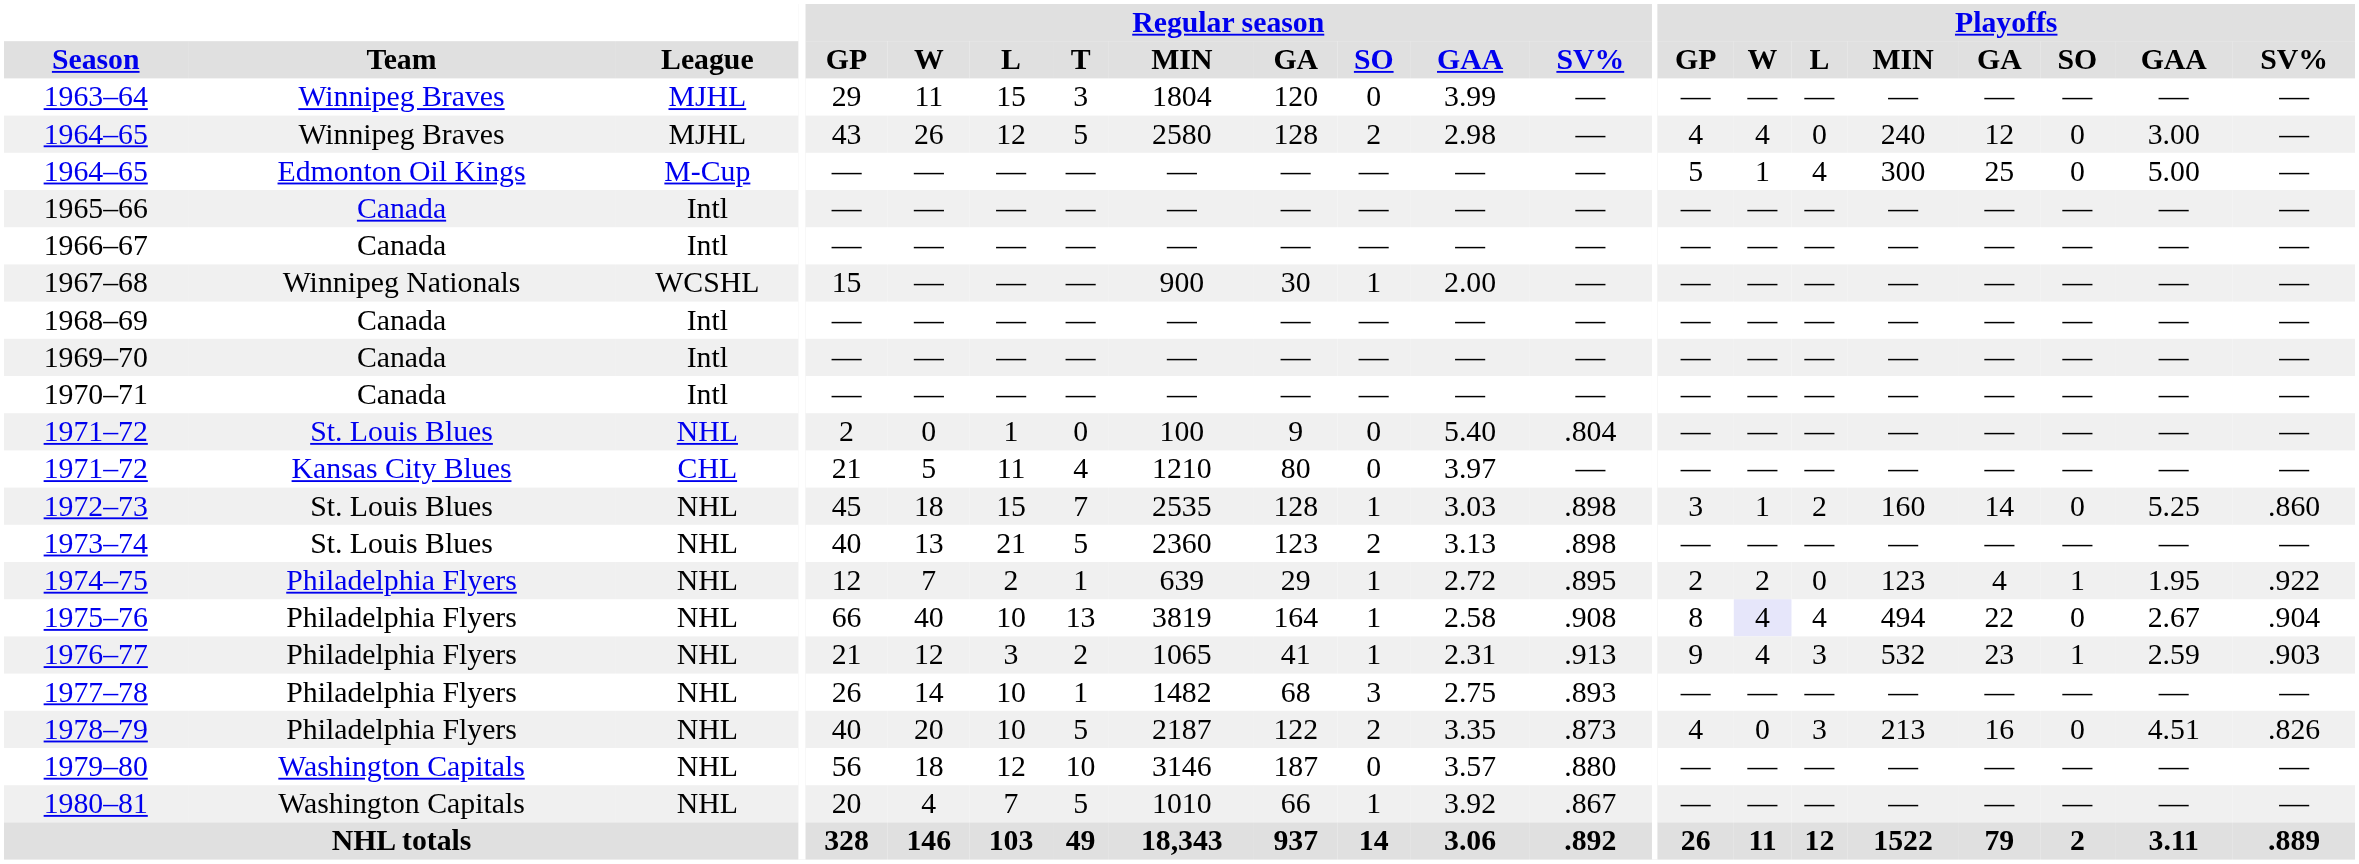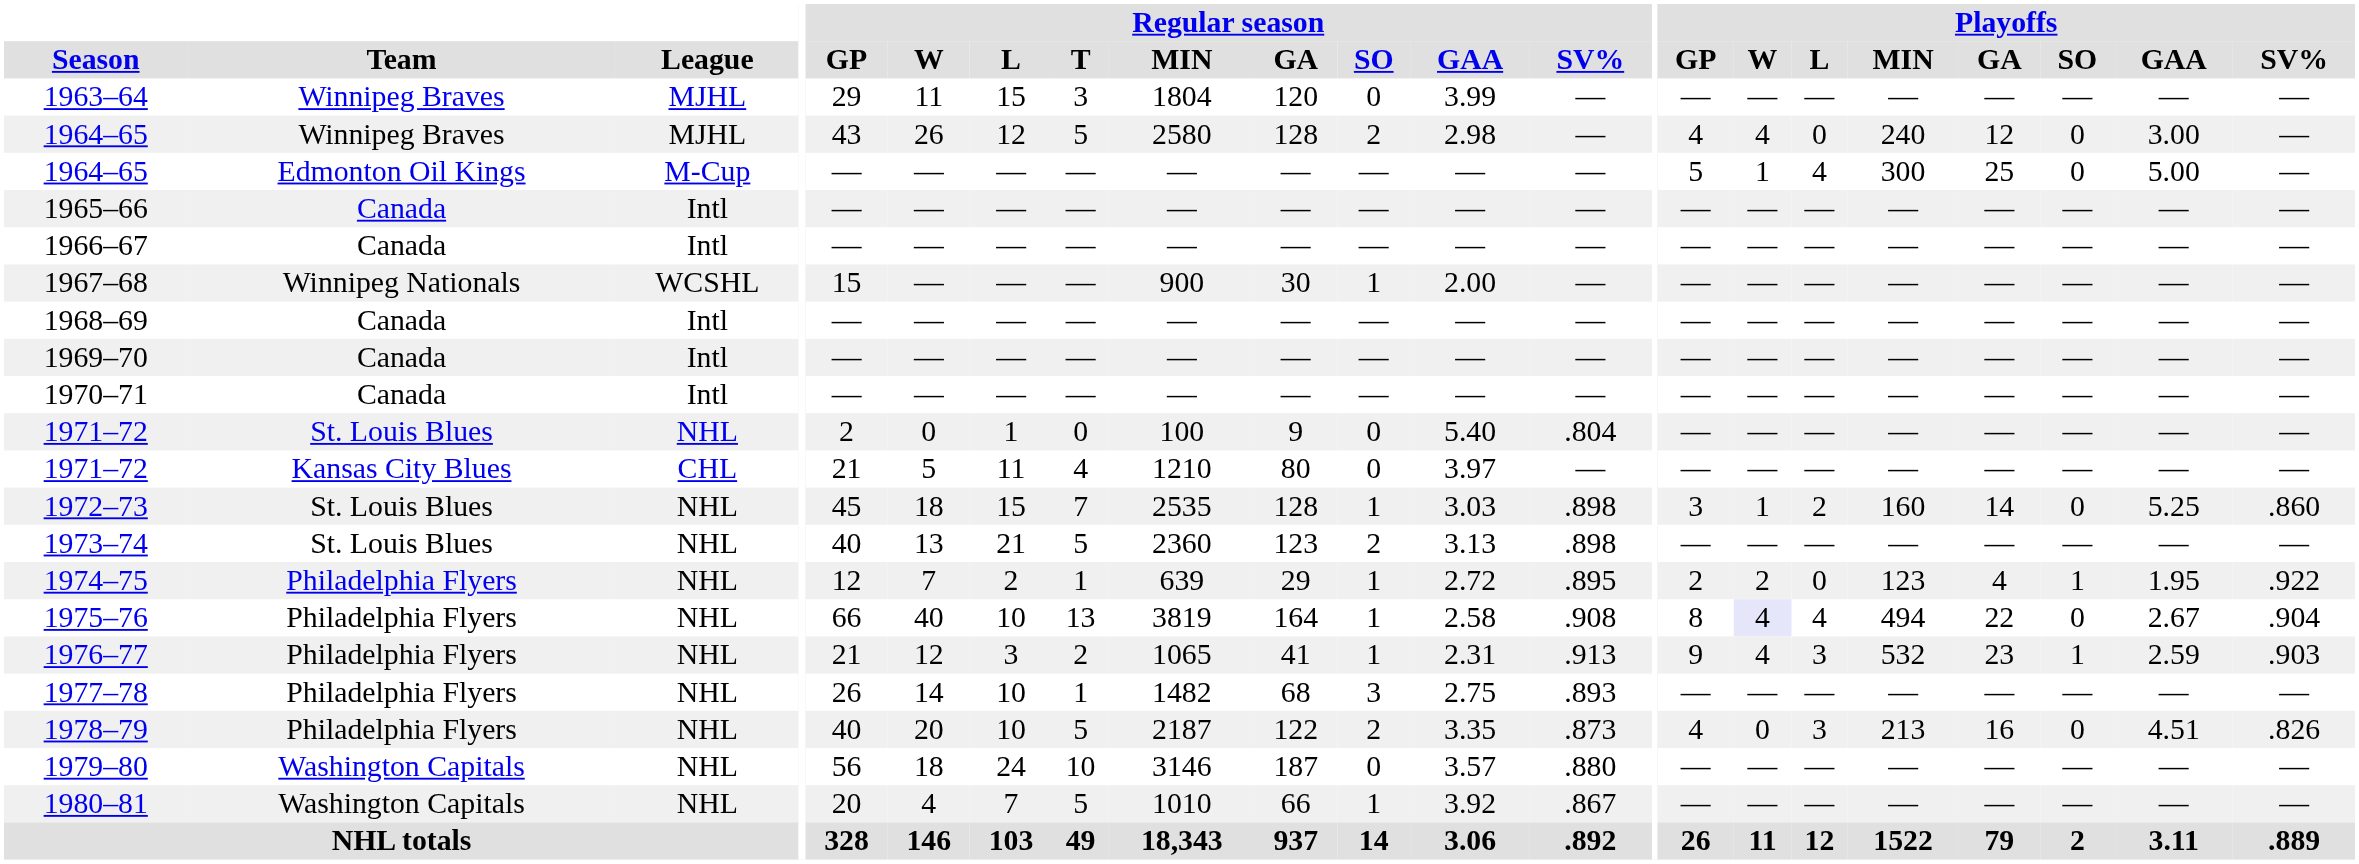(1011, 766) 12 -> (1011, 766) 24
